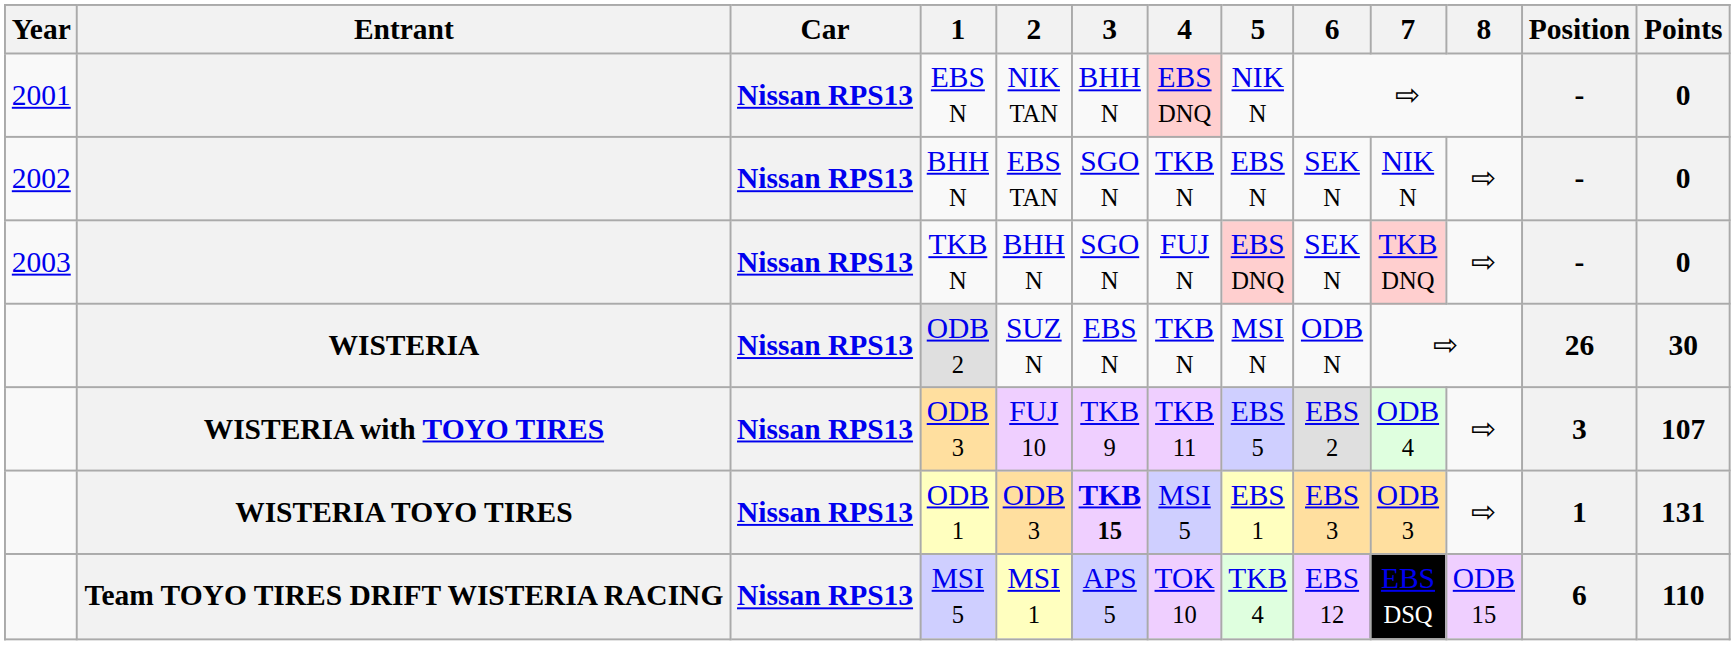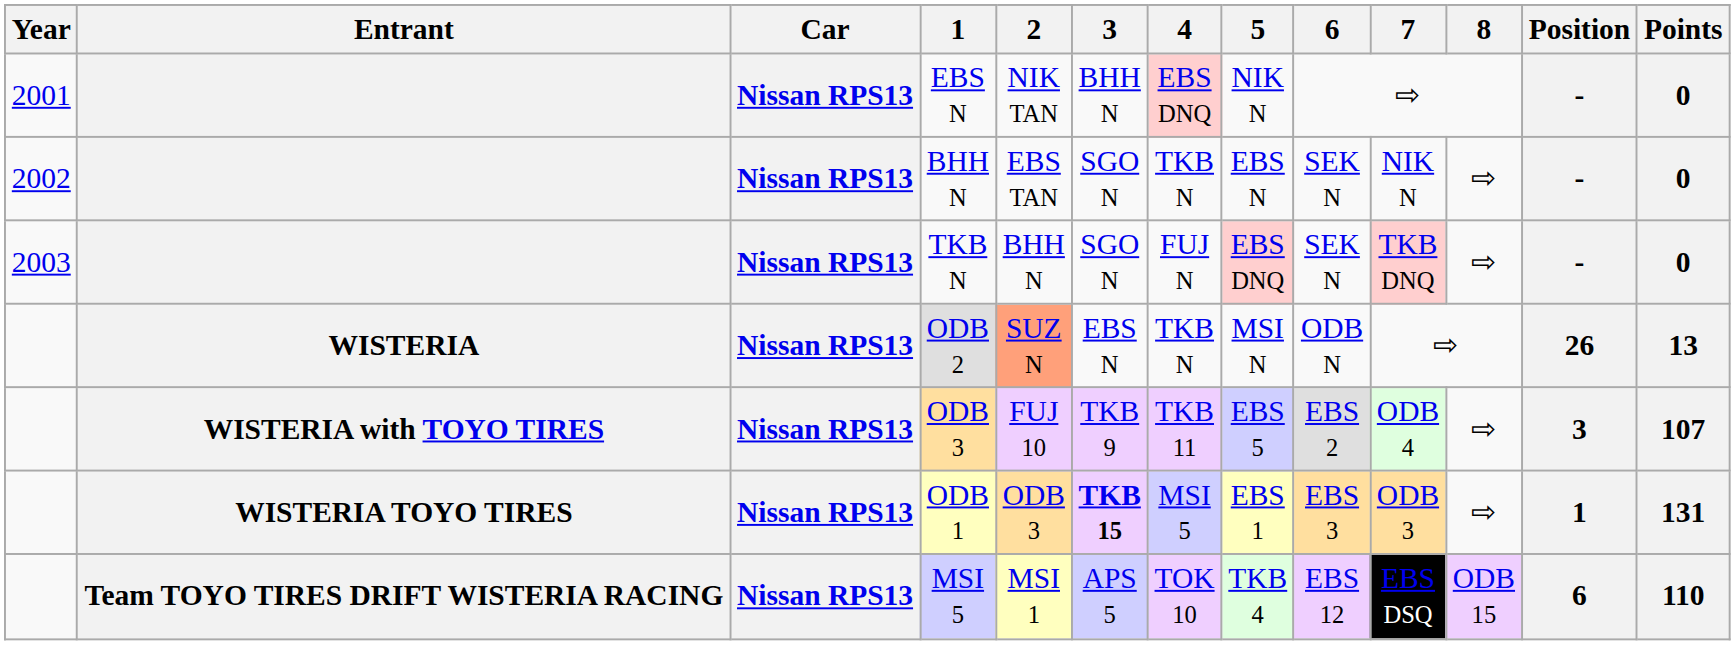(1034, 345) no background -> (1034, 345) lightsalmon background
(1683, 345) 30 -> (1683, 345) 13
